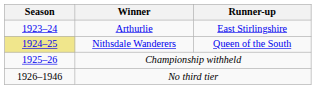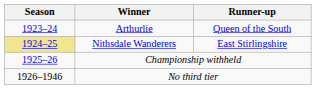(252, 28) East Stirlingshire -> (252, 28) Queen of the South
(252, 44) Queen of the South -> (252, 44) East Stirlingshire
